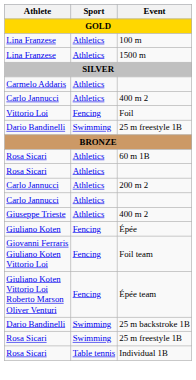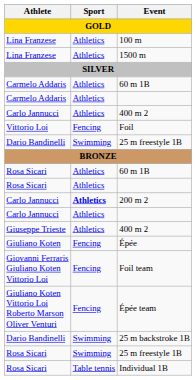+ row: (36, 84)
(89, 185) normal -> (89, 200) bold
